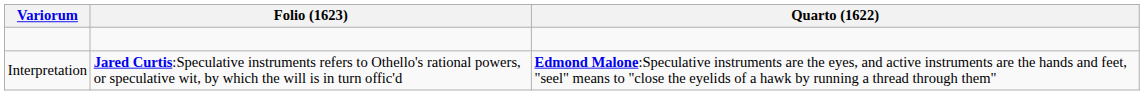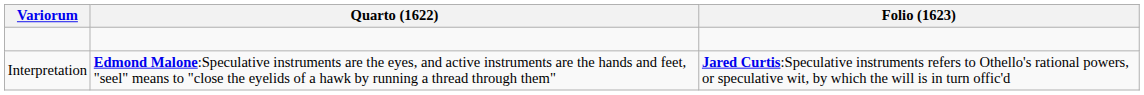columns swapped: (835, 16) <-> (311, 16)
